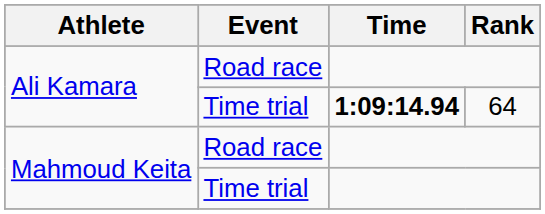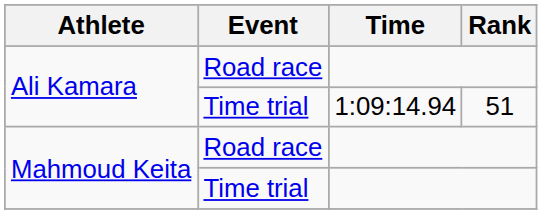(397, 107) bold -> (395, 107) normal
(503, 107) 64 -> (500, 107) 51
